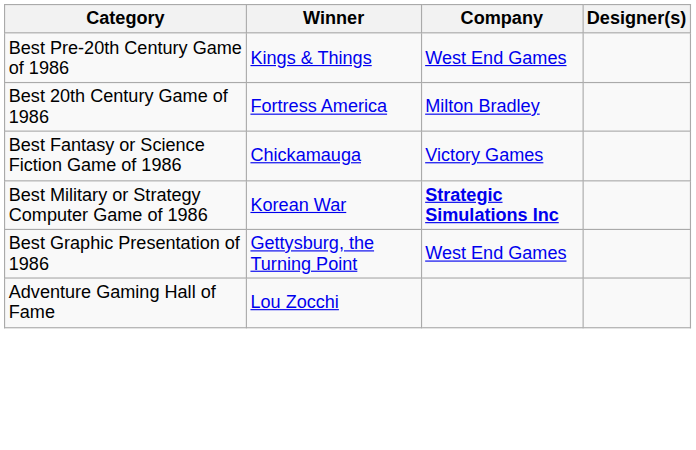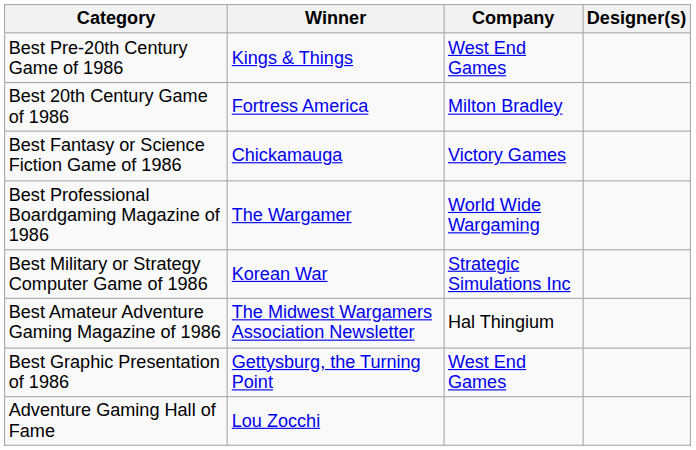+ row: (114, 214)
(492, 204) bold -> (509, 274) normal
+ row: (115, 323)
